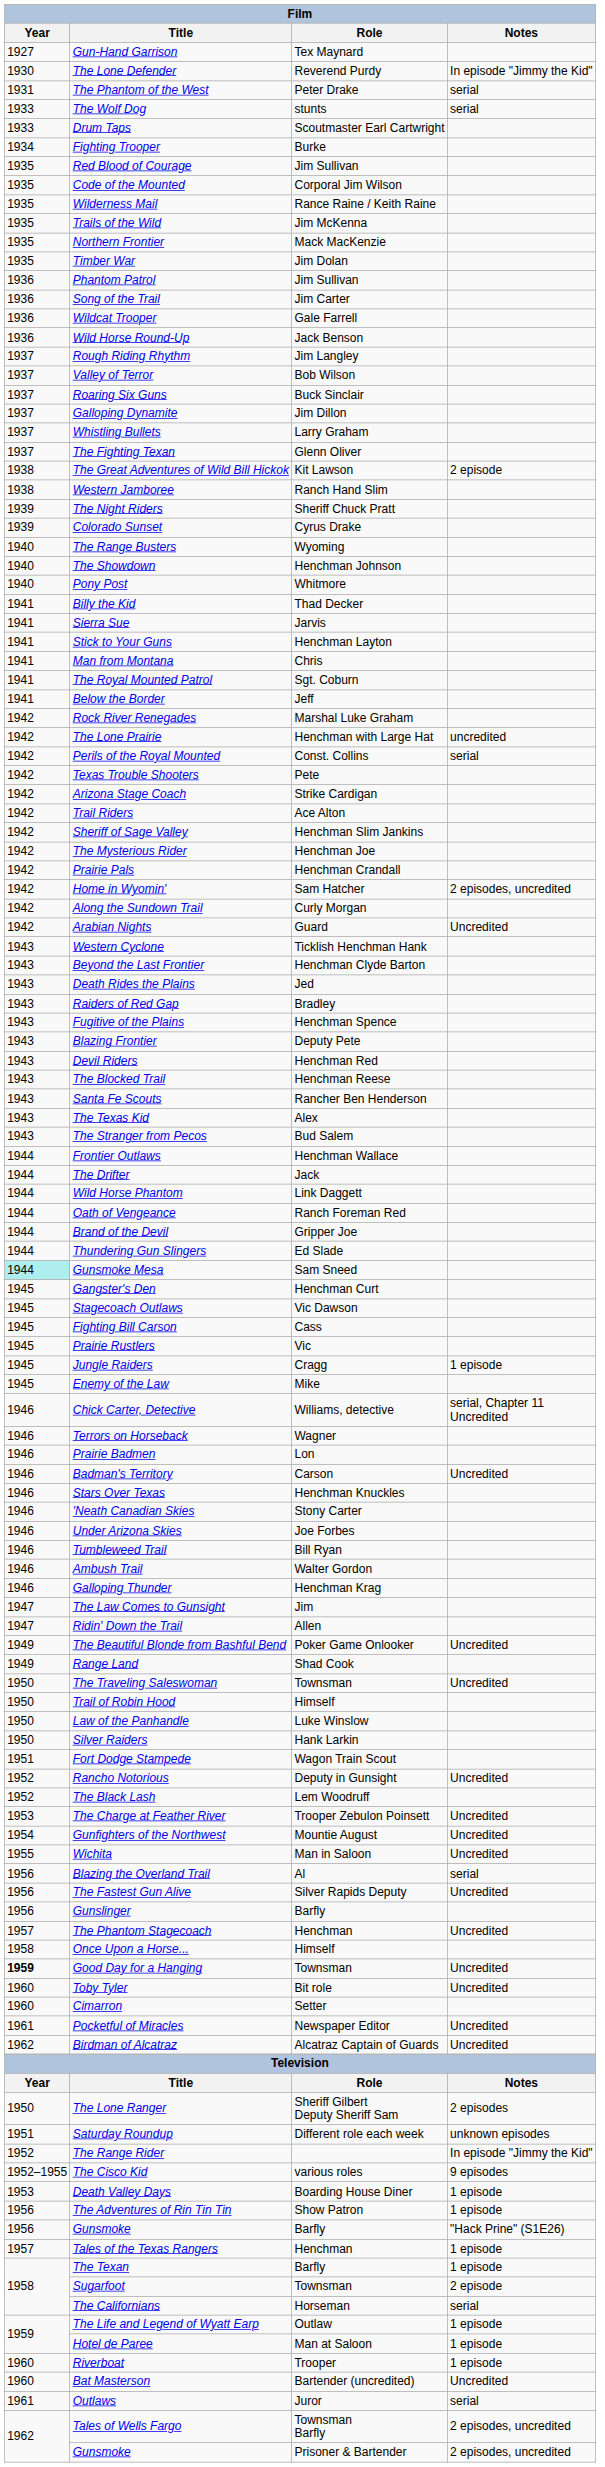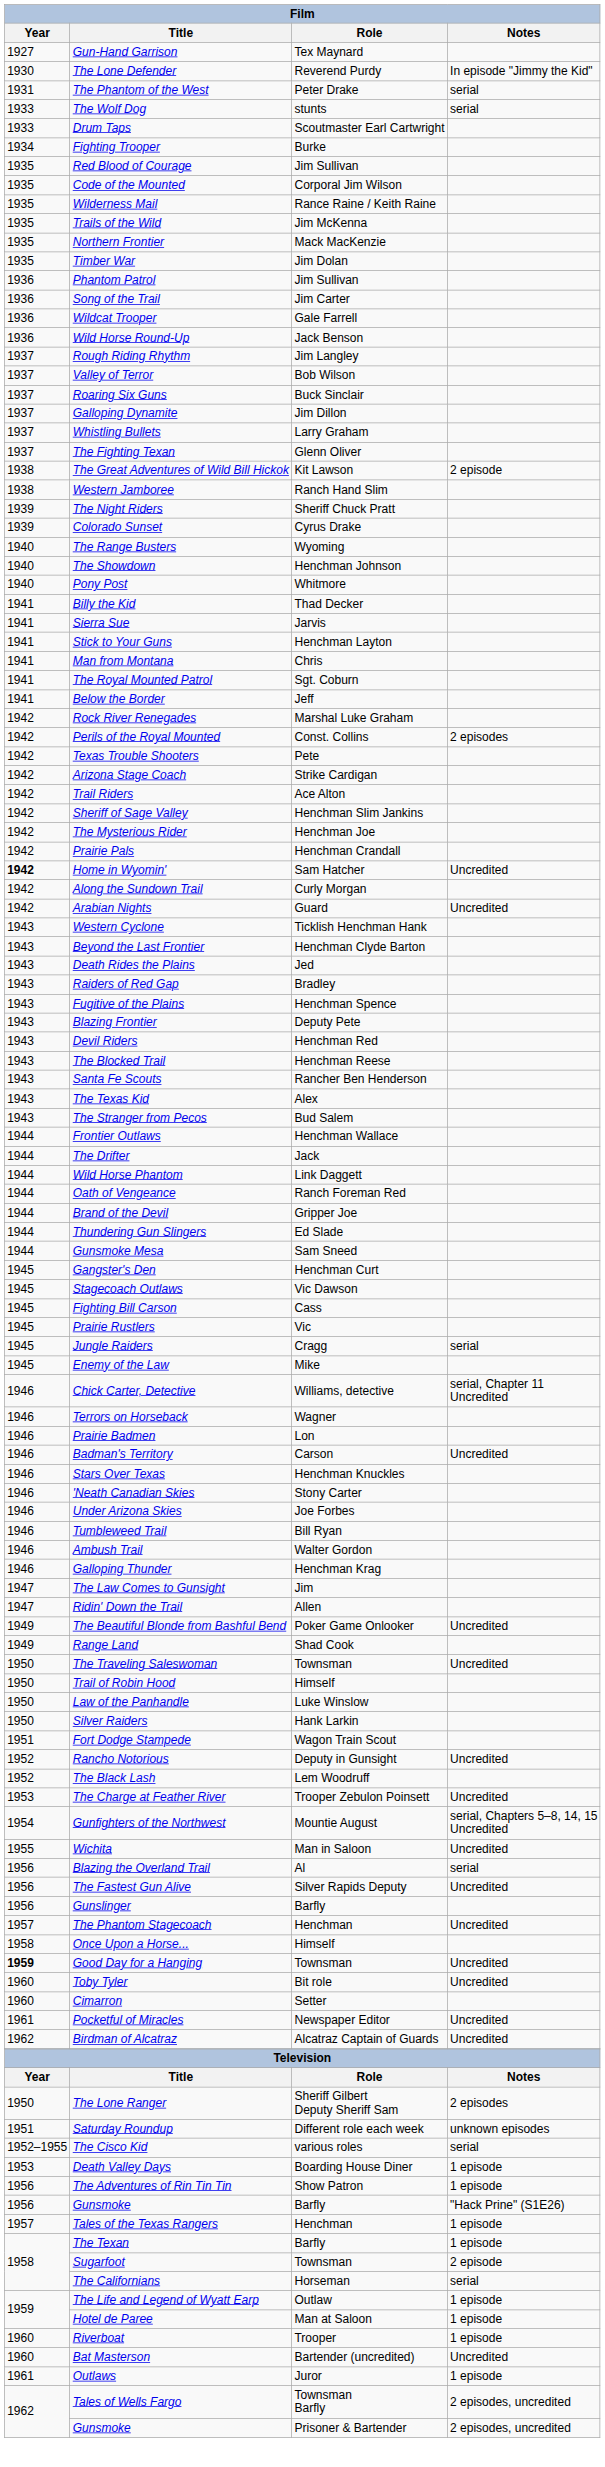- row: (117, 737)
(464, 756) serial -> (479, 737) 2 episodes
(20, 889) normal -> (20, 870) bold
(510, 889) 2 episodes, uncredited -> (479, 870) Uncredited
(20, 1270) paleturquoise background -> (20, 1251) no background
(476, 1365) 1 episode -> (464, 1346) serial
(479, 1835) Uncredited -> (524, 1823) serial, Chapters 5–8, 14, 15 Uncredited
- row: (118, 2153)
(479, 2172) 9 episodes -> (464, 2147) serial
(464, 2400) serial -> (476, 2376) 1 episode
